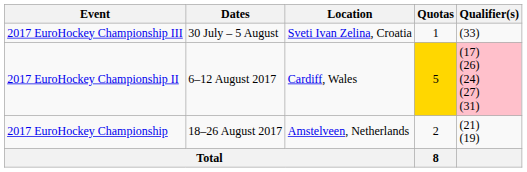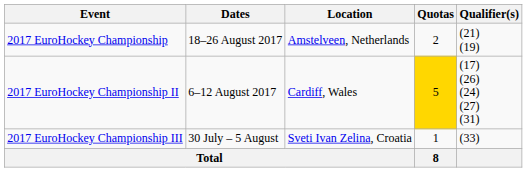rows swapped: (87, 131) <-> (95, 33)
(470, 79) pink background -> (470, 92) no background
